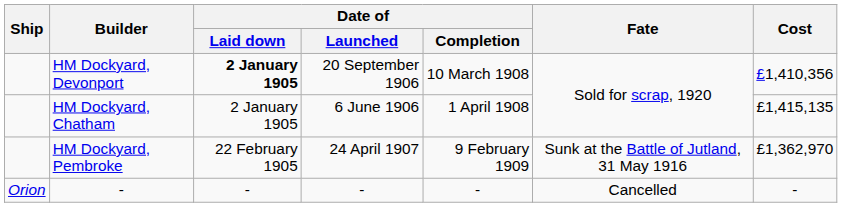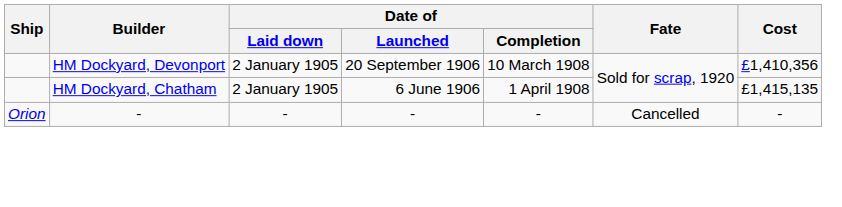(262, 74) bold -> (285, 65) normal
- row: (101, 157)
